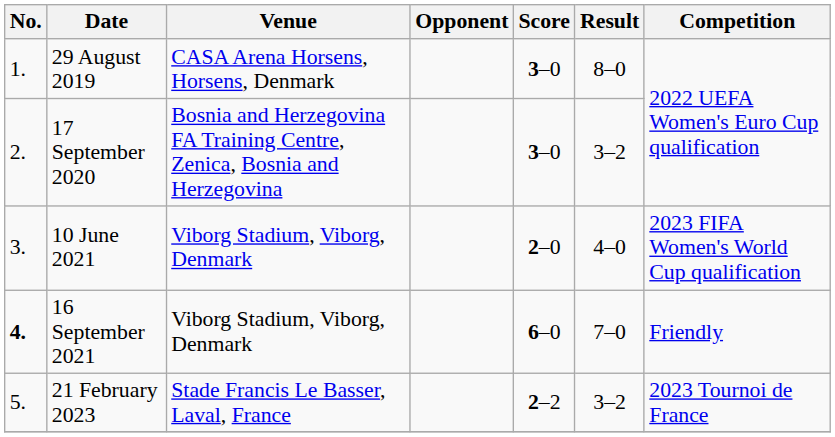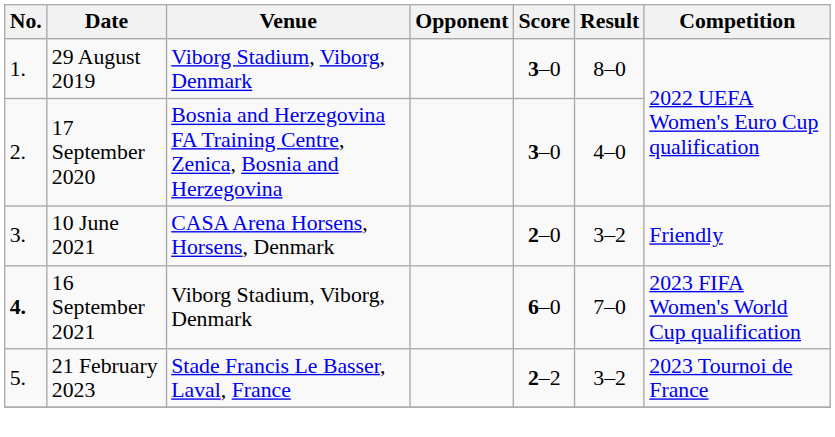(269, 68) CASA Arena Horsens, Horsens, Denmark -> (278, 68) Viborg Stadium, Viborg, Denmark
(610, 151) 3–2 -> (610, 151) 4–0
(278, 247) Viborg Stadium, Viborg, Denmark -> (269, 235) CASA Arena Horsens, Horsens, Denmark
(610, 247) 4–0 -> (610, 235) 3–2
(725, 247) 2023 FIFA Women's World Cup qualification -> (686, 235) Friendly
(686, 331) Friendly -> (725, 306) 2023 FIFA Women's World Cup qualification
